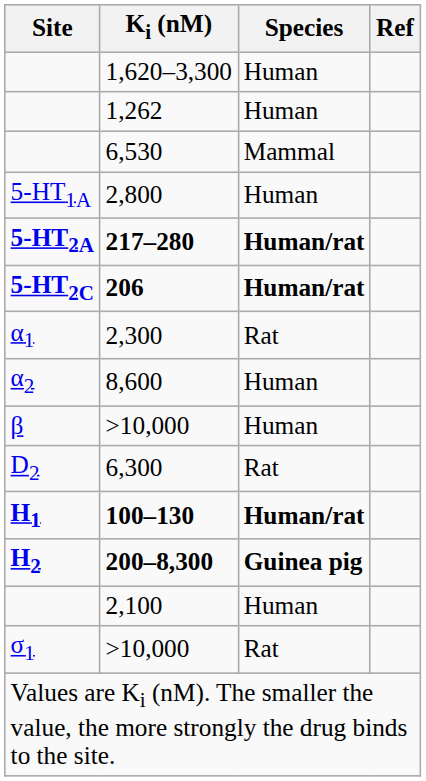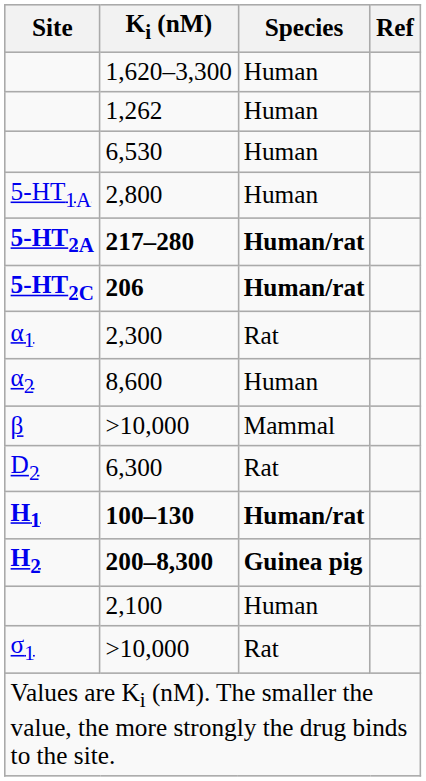(289, 151) Mammal -> (281, 151) Human
(281, 425) Human -> (289, 425) Mammal
